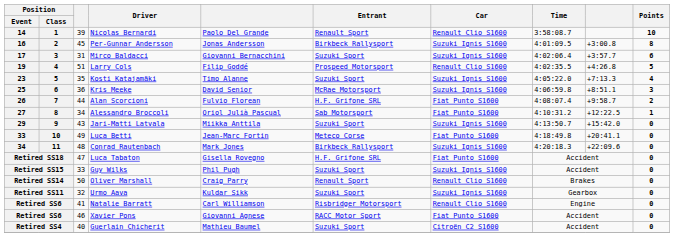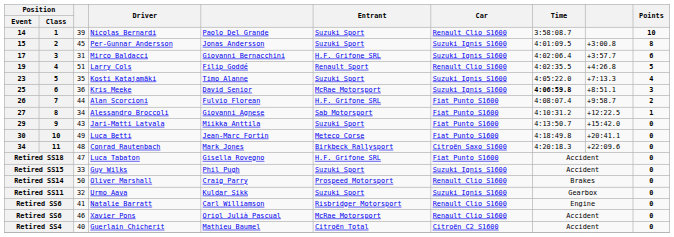(342, 33) Renault Sport -> (340, 33) Suzuki Sport
(22, 44) 16 -> (22, 44) 15
(354, 44) Birkbeck Rallysport -> (340, 44) Suzuki Sport
(340, 56) Suzuki Sport -> (348, 56) H.F. Grifone SRL
(354, 67) Prospeed Motorsport -> (342, 67) Renault Sport
(553, 90) normal -> (553, 90) bold
(242, 113) Oriol Julià Pascual -> (234, 113) Giovanni Agnese
(470, 124) Suzuki Ignis S1600 -> (466, 124) Fiat Punto S1600
(22, 136) 33 -> (22, 136) 30
(470, 147) Suzuki Ignis S1600 -> (470, 147) Citroën Saxo S1600
(342, 181) Renault Sport -> (354, 181) Prospeed Motorsport
(234, 215) Giovanni Agnese -> (242, 215) Oriol Julià Pascual
(348, 215) RACC Motor Sport -> (348, 215) McRae Motorsport
(466, 215) Fiat Punto S1600 -> (470, 215) Renault Clio S1600
(340, 227) Suzuki Sport -> (342, 227) Citroën Total
